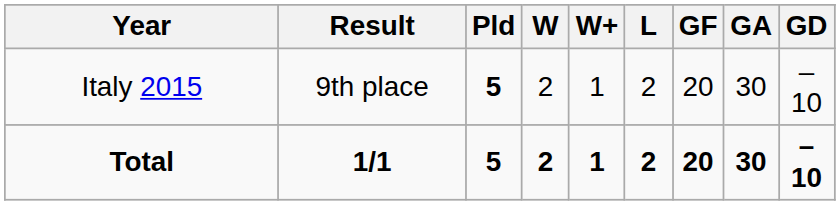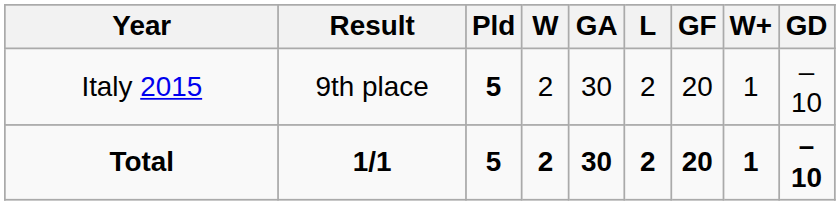columns swapped: (597, 26) <-> (751, 26)
